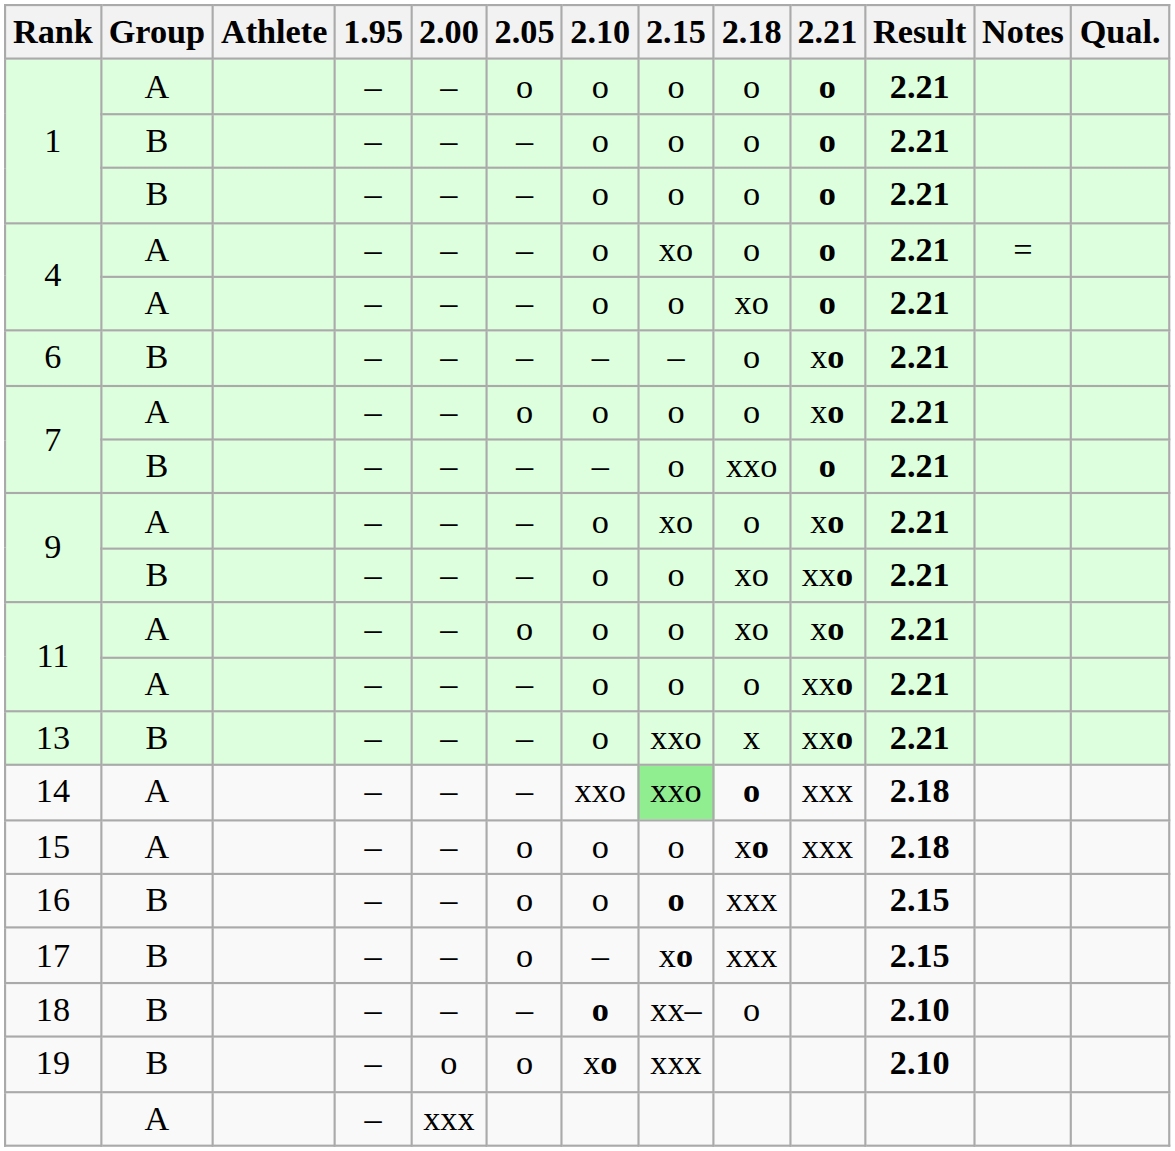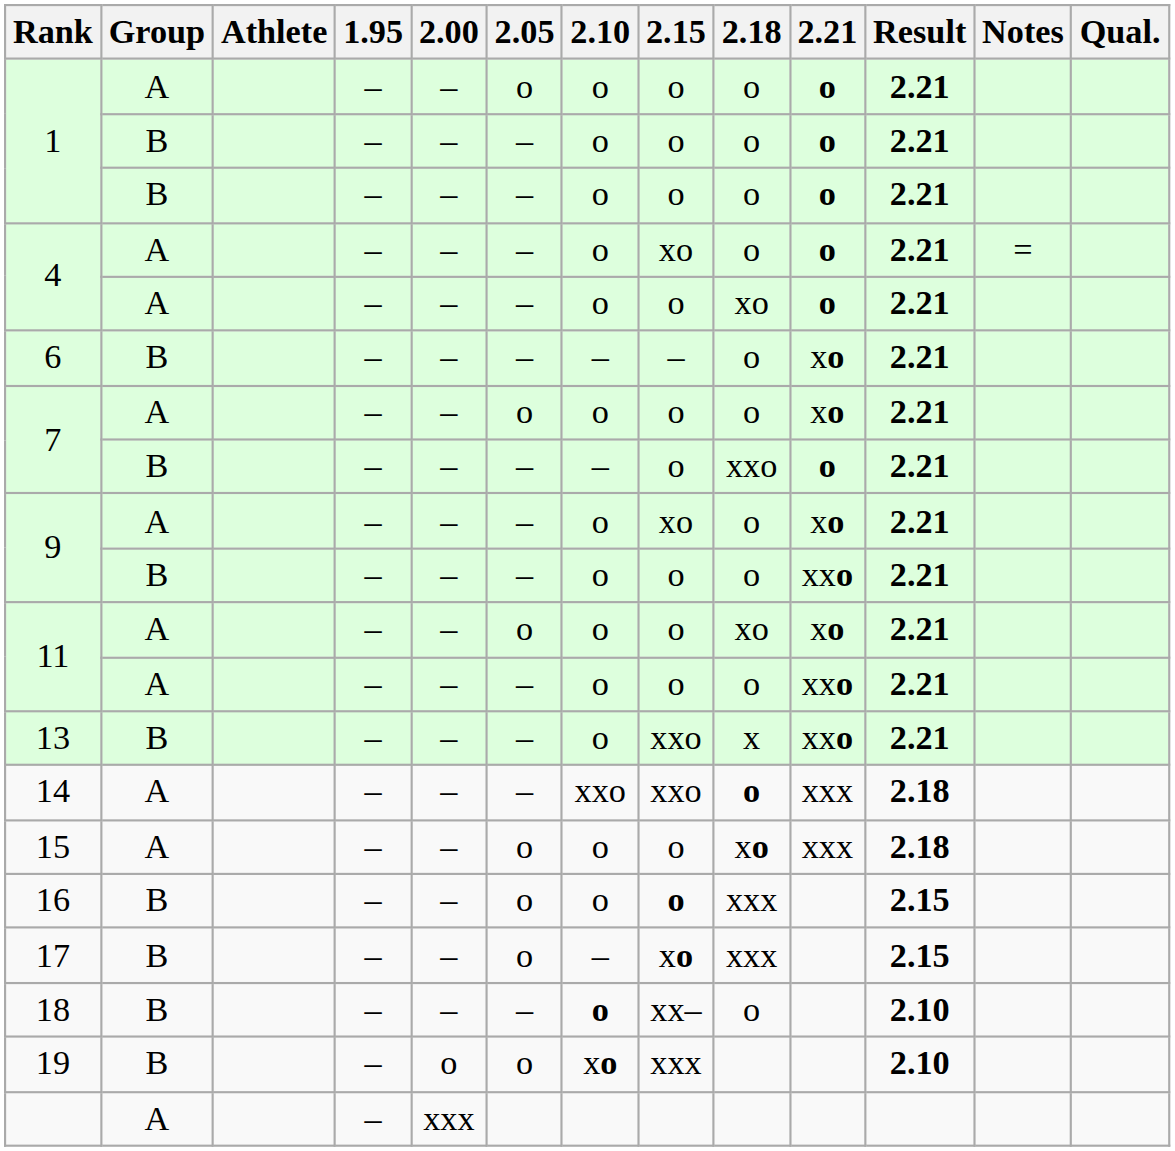(752, 574) xo -> (752, 574) o
(676, 791) lightgreen background -> (676, 791) no background
